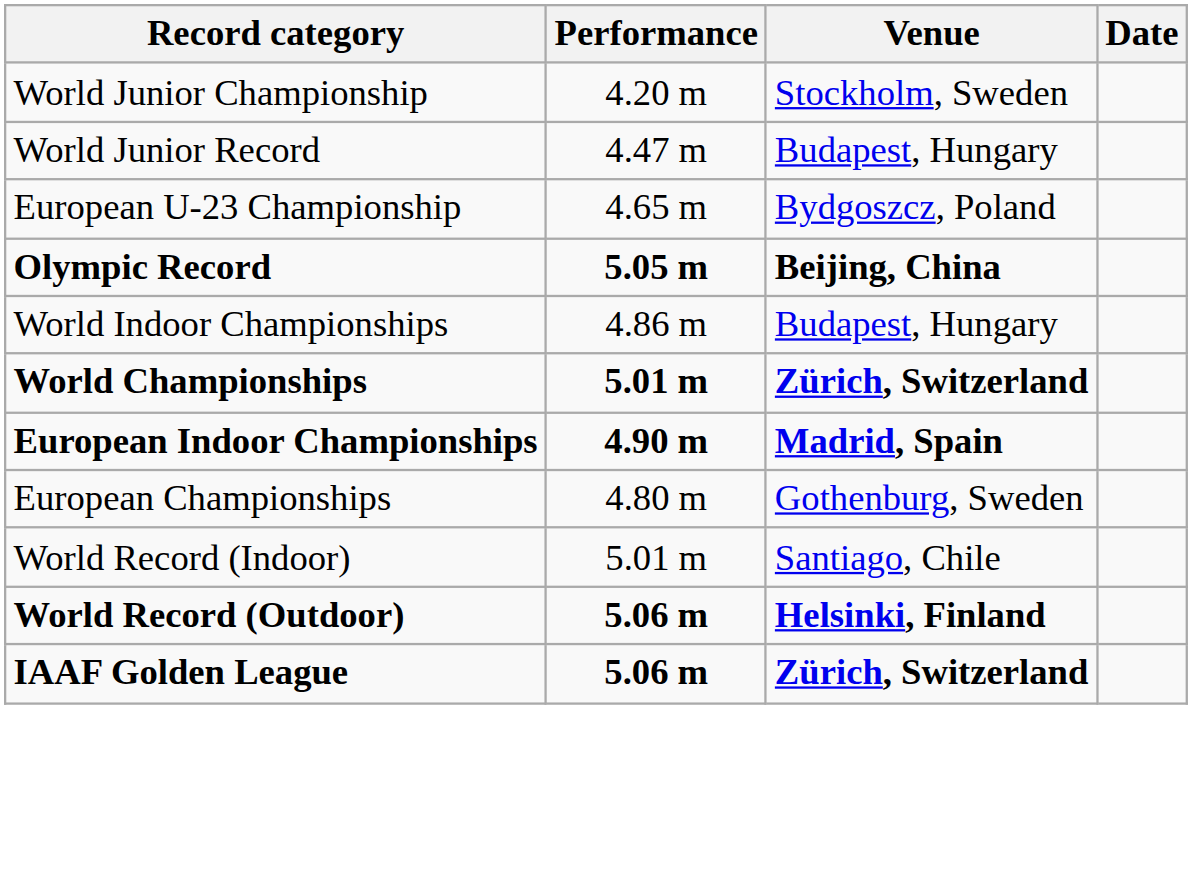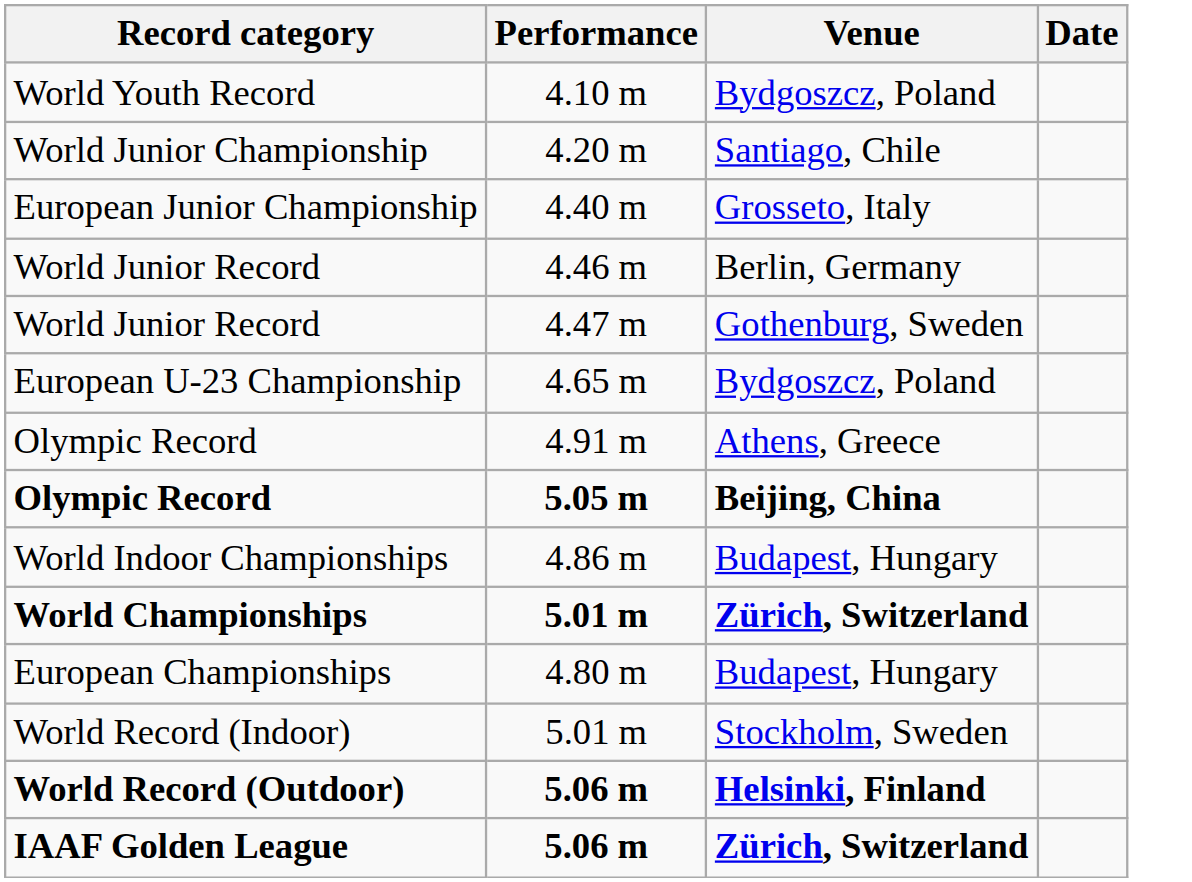+ row: (164, 91)
(921, 91) Stockholm, Sweden -> (828, 149) Santiago, Chile
+ row: (246, 207)
+ row: (167, 265)
(916, 149) Budapest, Hungary -> (869, 324) Gothenburg, Sweden
+ row: (135, 440)
- row: (276, 440)
(929, 498) Gothenburg, Sweden -> (856, 672) Budapest, Hungary
(888, 556) Santiago, Chile -> (861, 730) Stockholm, Sweden
